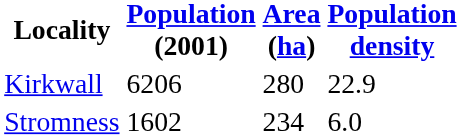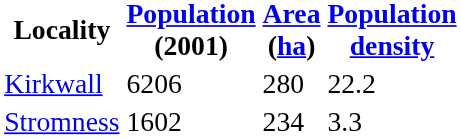(352, 83) 22.9 -> (352, 83) 22.2
(345, 121) 6.0 -> (345, 121) 3.3
